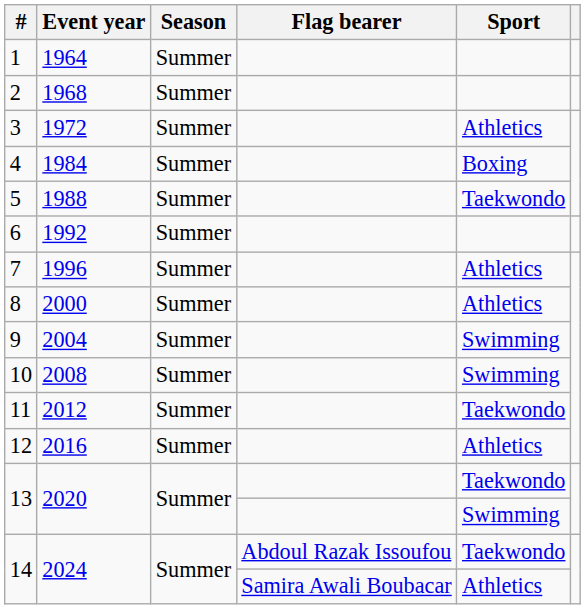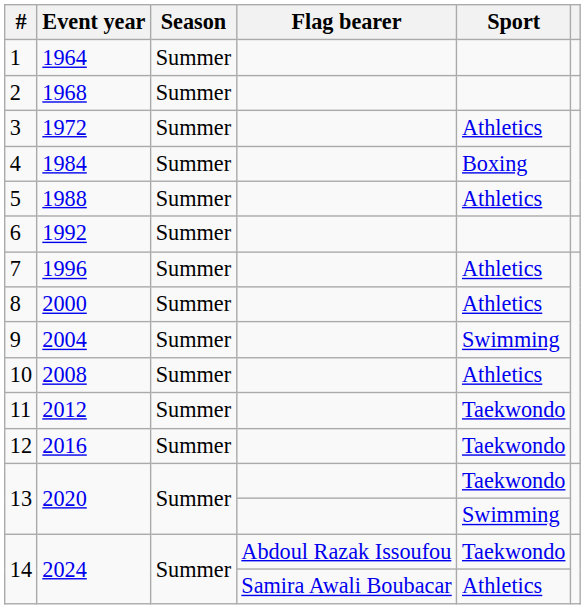(514, 198) Taekwondo -> (502, 198) Athletics
(511, 374) Swimming -> (502, 374) Athletics
(502, 445) Athletics -> (514, 445) Taekwondo
